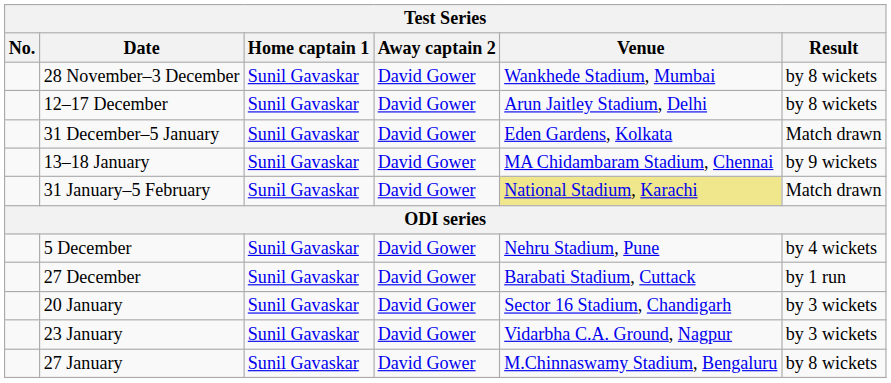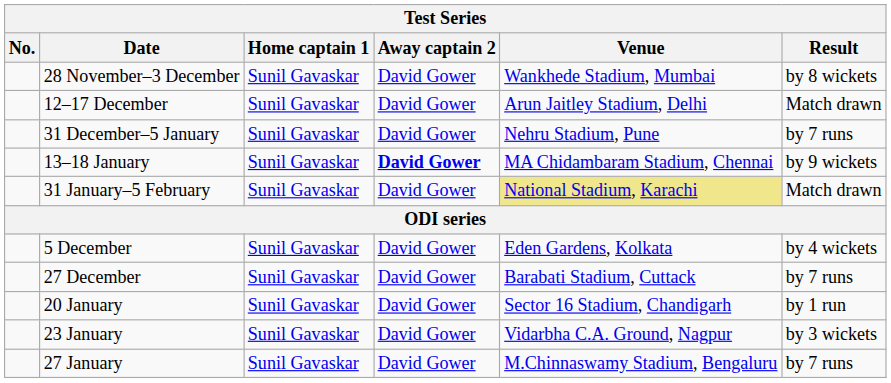(831, 104) by 8 wickets -> (834, 104) Match drawn
(588, 133) Eden Gardens, Kolkata -> (582, 133) Nehru Stadium, Pune
(834, 133) Match drawn -> (819, 133) by 7 runs
(427, 162) normal -> (429, 162) bold
(582, 248) Nehru Stadium, Pune -> (588, 248) Eden Gardens, Kolkata
(816, 276) by 1 run -> (819, 276) by 7 runs
(831, 305) by 3 wickets -> (816, 305) by 1 run
(831, 362) by 8 wickets -> (819, 362) by 7 runs
